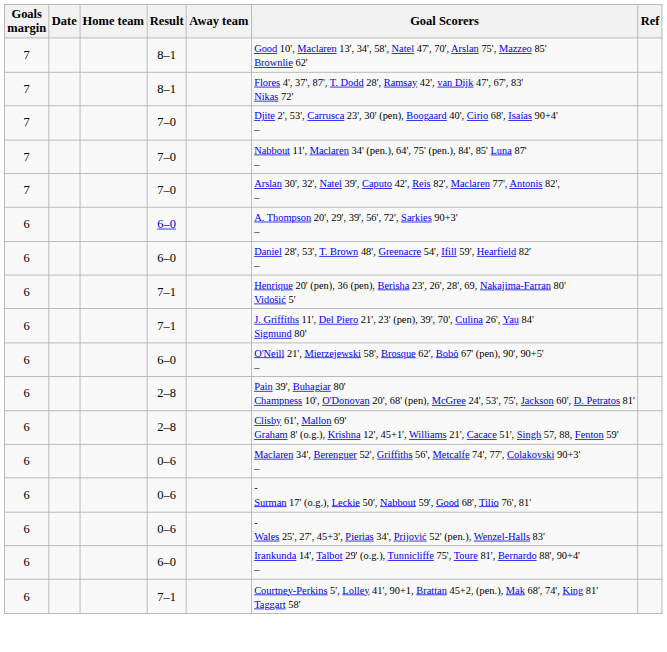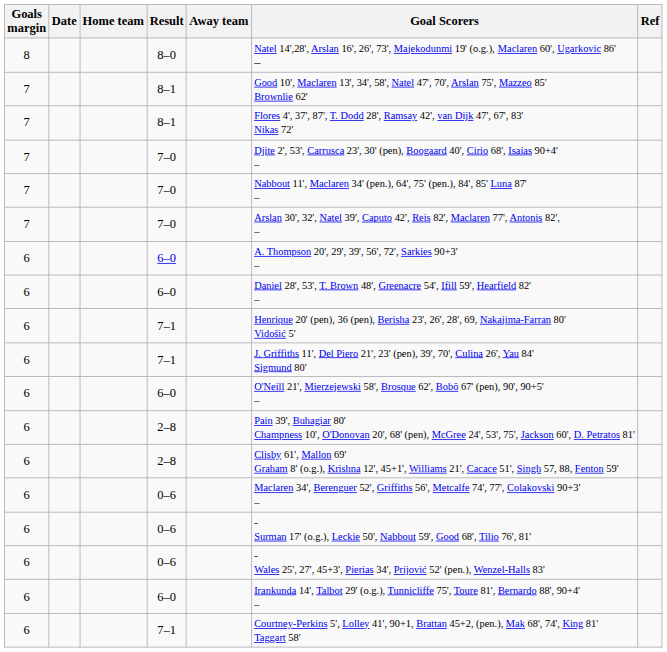+ row: (27, 55)
